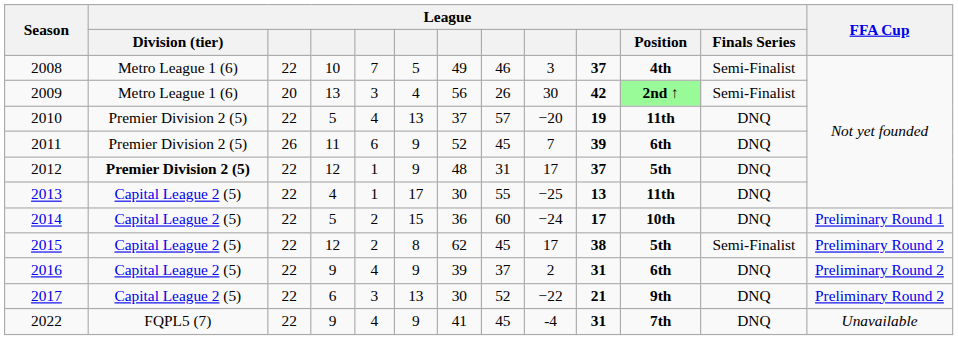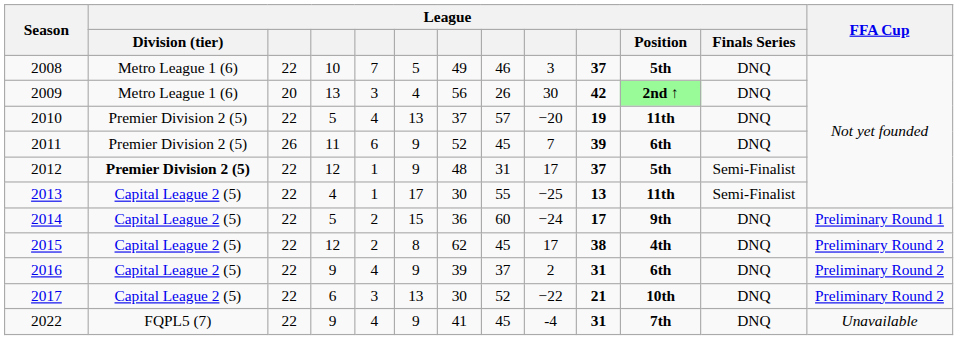(661, 67) 4th -> (661, 67) 5th
(754, 67) Semi-Finalist -> (754, 67) DNQ
(754, 92) Semi-Finalist -> (754, 92) DNQ
(754, 168) DNQ -> (754, 168) Semi-Finalist
(754, 194) DNQ -> (754, 194) Semi-Finalist
(661, 219) 10th -> (661, 219) 9th
(661, 244) 5th -> (661, 244) 4th
(754, 244) Semi-Finalist -> (754, 244) DNQ
(661, 295) 9th -> (661, 295) 10th
